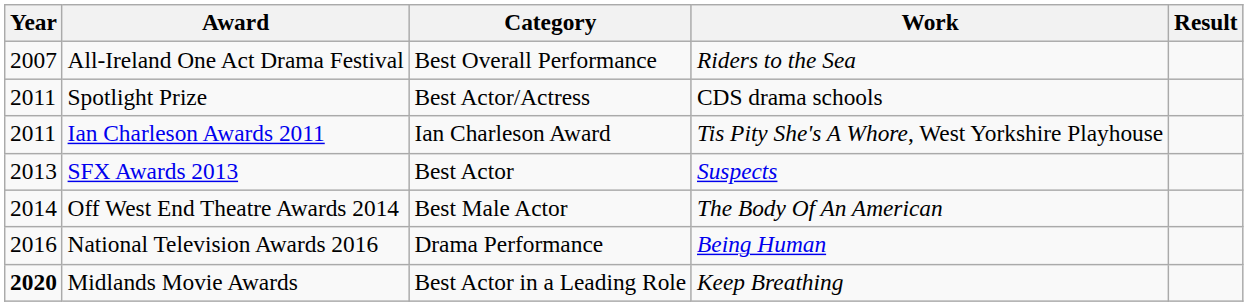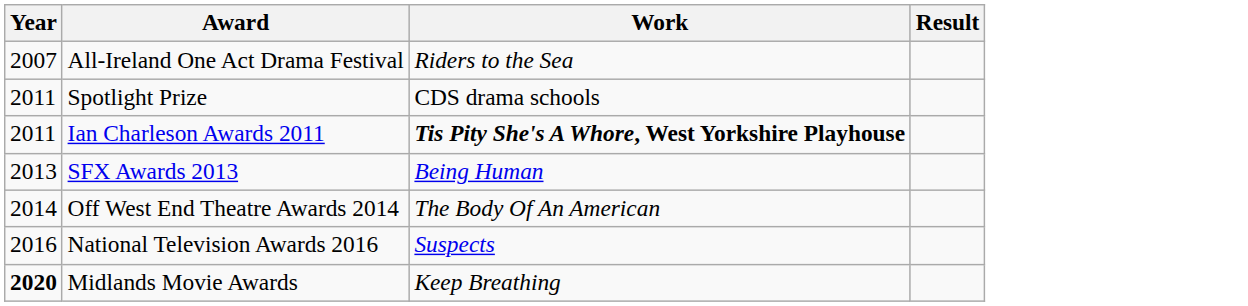- column: (550, 23)
(930, 134) normal -> (660, 134) bold
(737, 171) Suspects -> (479, 171) Being Human
(762, 245) Being Human -> (455, 245) Suspects
